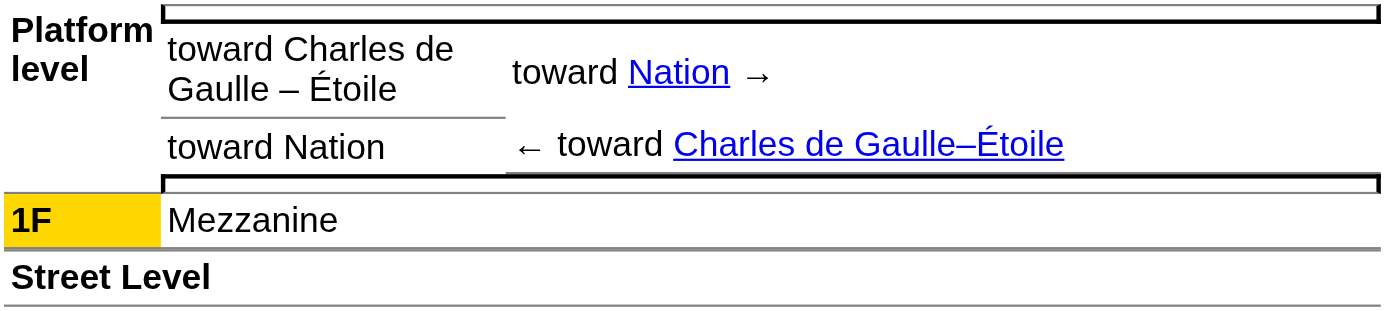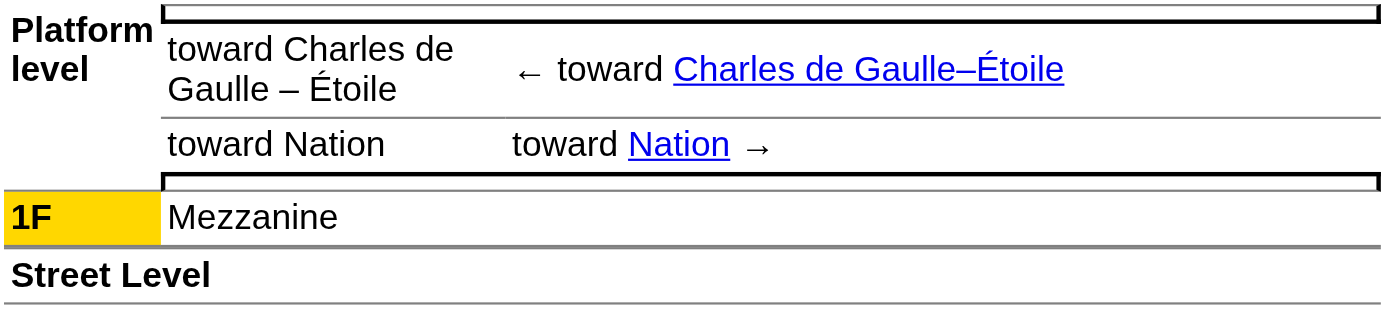(644, 70) toward Nation → -> (788, 69) ← toward Charles de Gaulle–Étoile
(788, 144) ← toward Charles de Gaulle–Étoile -> (644, 144) toward Nation →
